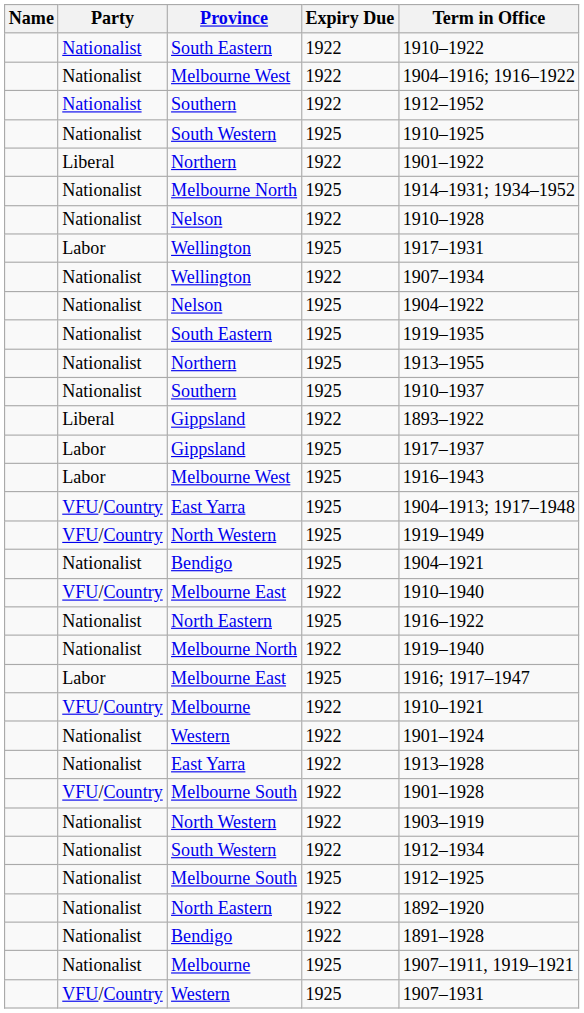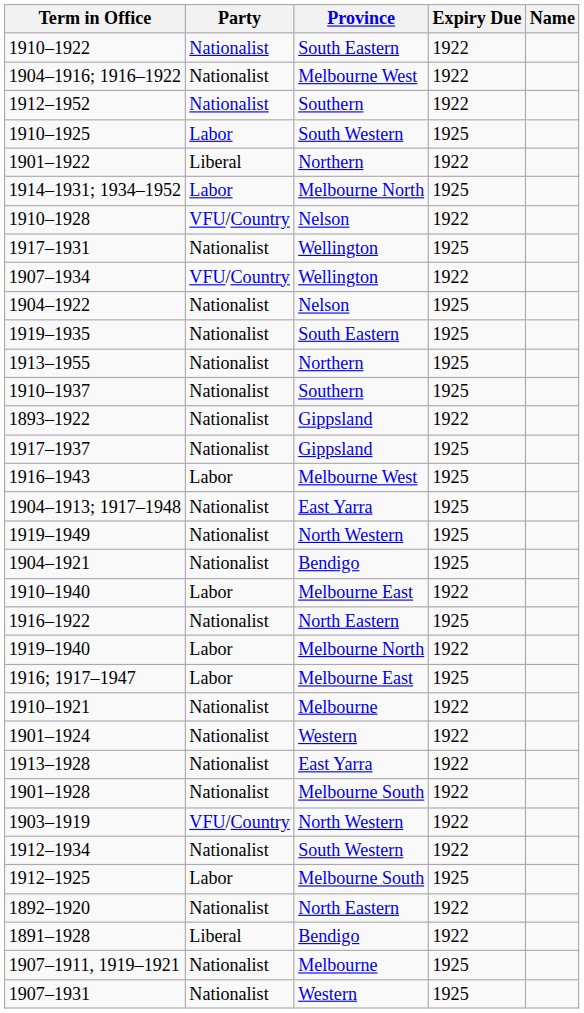columns swapped: (31, 18) <-> (489, 18)
(102, 133) Nationalist -> (211, 133) Labor
(102, 190) Nationalist -> (211, 190) Labor
(102, 219) Nationalist -> (240, 219) VFU/Country
(84, 248) Labor -> (229, 248) Nationalist
(102, 276) Nationalist -> (240, 276) VFU/Country
(88, 420) Liberal -> (229, 420) Nationalist
(84, 448) Labor -> (229, 448) Nationalist
(112, 506) VFU/Country -> (229, 506) Nationalist
(112, 534) VFU/Country -> (229, 534) Nationalist
(112, 592) VFU/Country -> (211, 592) Labor
(102, 649) Nationalist -> (211, 649) Labor
(112, 707) VFU/Country -> (229, 707) Nationalist
(112, 793) VFU/Country -> (229, 793) Nationalist
(102, 821) Nationalist -> (240, 821) VFU/Country
(102, 879) Nationalist -> (211, 879) Labor
(102, 936) Nationalist -> (215, 936) Liberal
(112, 993) VFU/Country -> (229, 993) Nationalist
